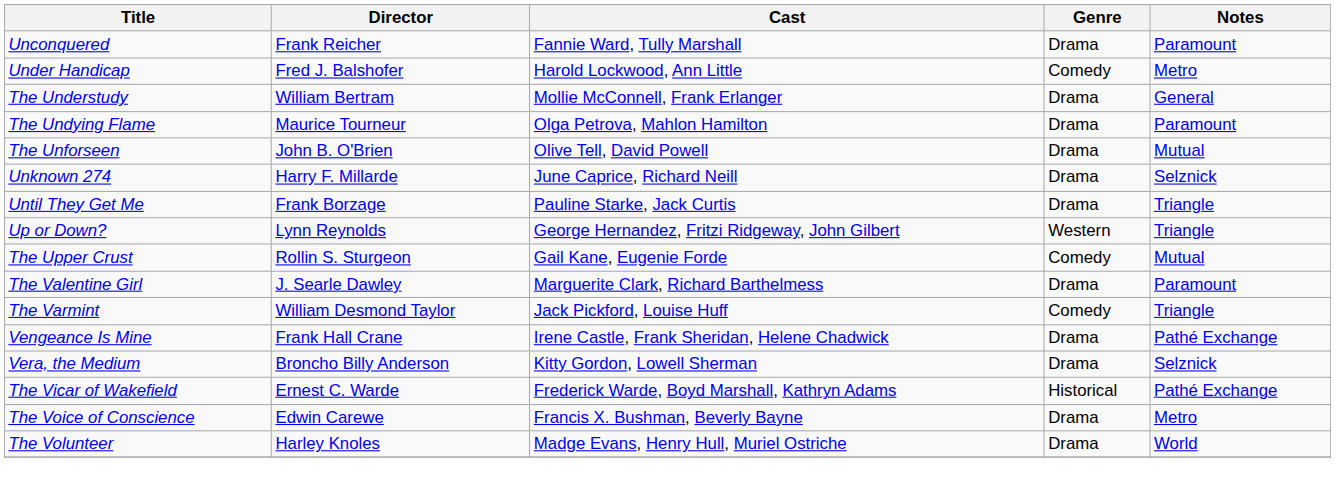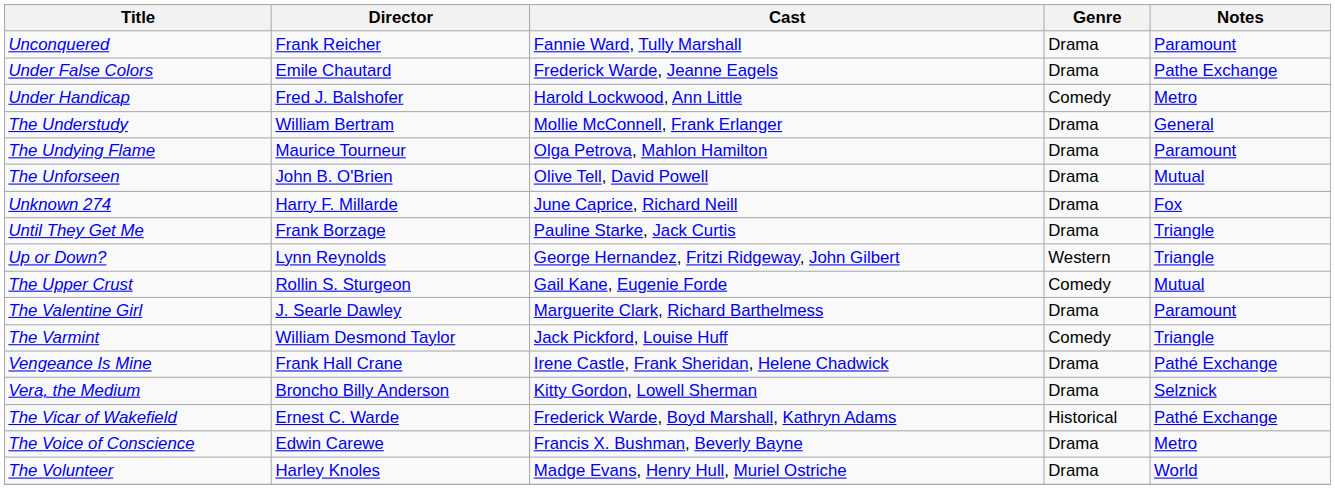+ row: (81, 71)
(1185, 177) Selznick -> (1168, 204) Fox
